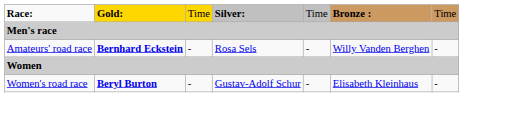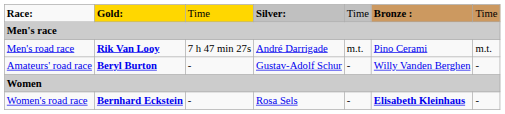+ row: (41, 48)
(140, 48) Bernhard Eckstein -> (127, 66) Beryl Burton
(236, 48) Rosa Sels -> (299, 66) Gustav-Adolf Schur
(127, 83) Beryl Burton -> (140, 101) Bernhard Eckstein
(258, 83) Gustav-Adolf Schur -> (277, 101) Rosa Sels
(375, 83) normal -> (419, 101) bold
